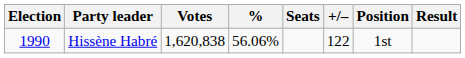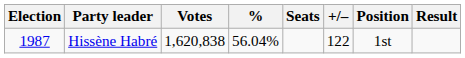(35, 40) 1990 -> (35, 40) 1987
(255, 40) 56.06% -> (255, 40) 56.04%
